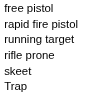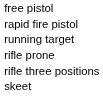+ row: (52, 71)
- row: (16, 86)
